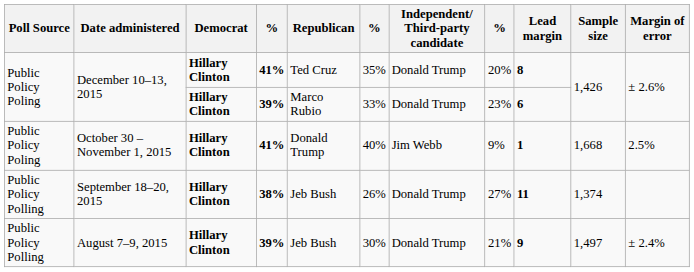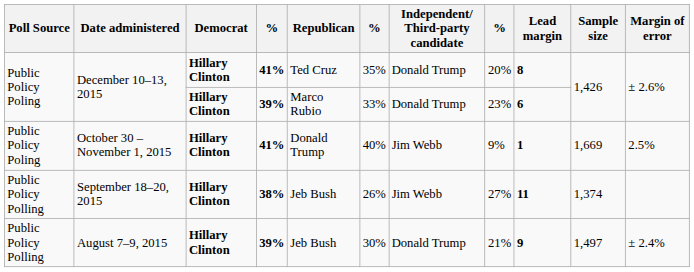(588, 145) 1,668 -> (588, 145) 1,669
(429, 194) Donald Trump -> (417, 194) Jim Webb
